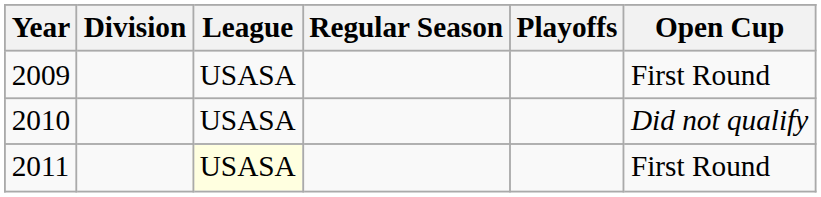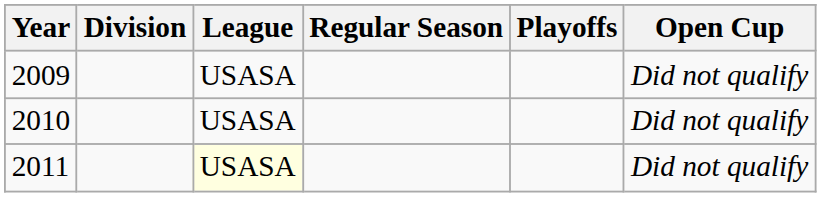(701, 74) First Round -> (720, 74) Did not qualify
(701, 167) First Round -> (720, 167) Did not qualify
